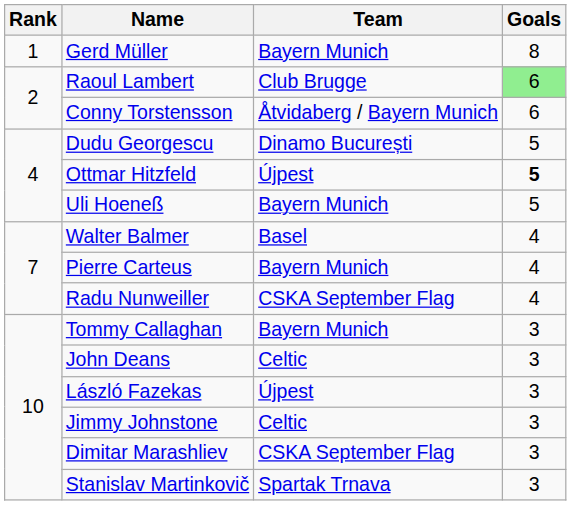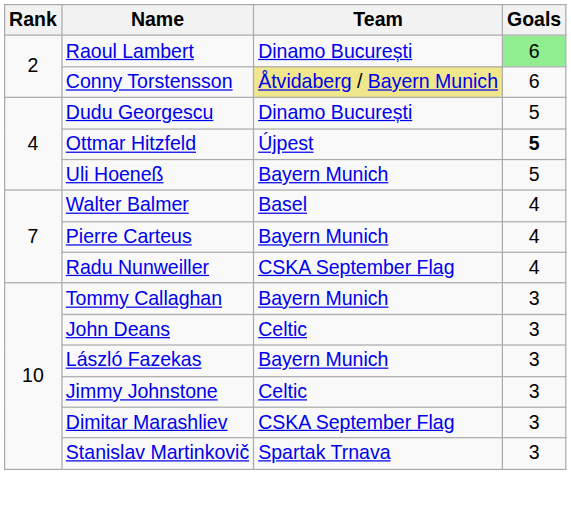- row: (117, 50)
(312, 81) Club Brugge -> (335, 50) Dinamo București
(378, 112) no background -> (378, 81) khaki background
(286, 391) Újpest -> (323, 360) Bayern Munich
